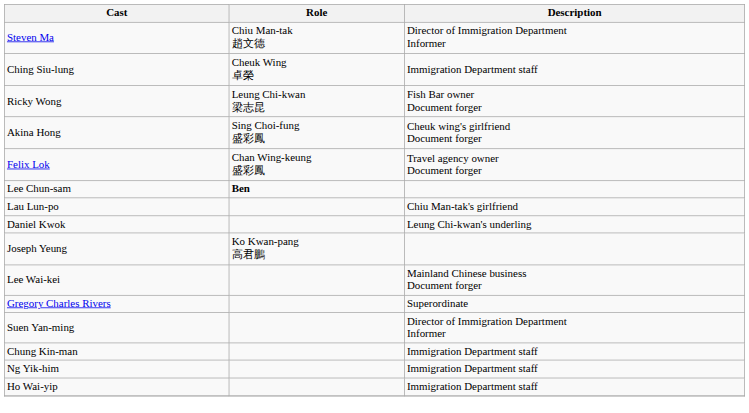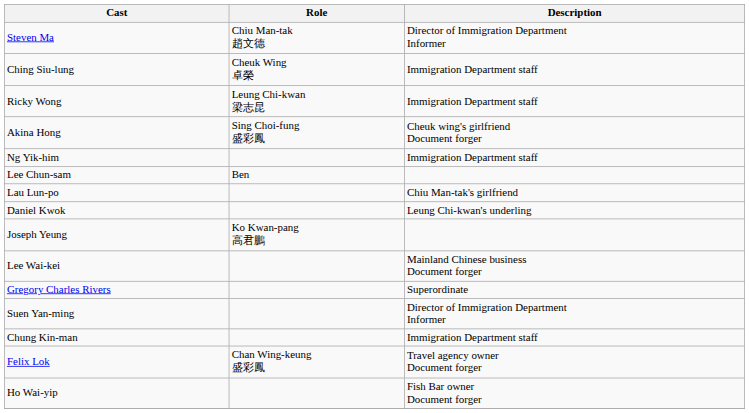(444, 101) Fish Bar owner Document forger -> (472, 101) Immigration Department staff
rows swapped: (28, 164) <-> (33, 369)
(241, 189) bold -> (240, 175) normal
(472, 386) Immigration Department staff -> (444, 393) Fish Bar owner Document forger
